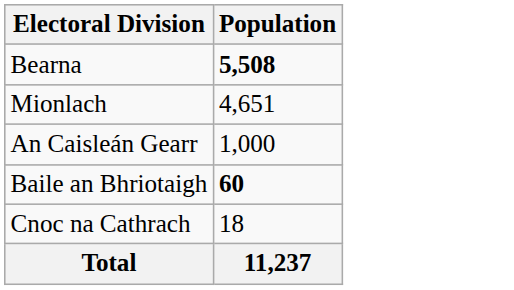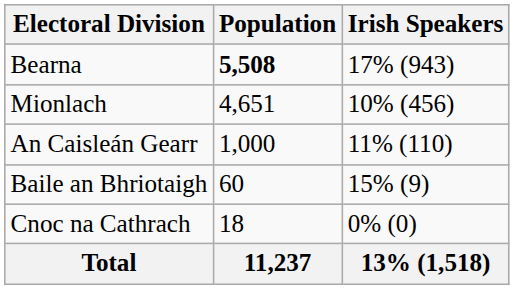+ column: (426, 24)
(231, 183) bold -> (231, 183) normal
